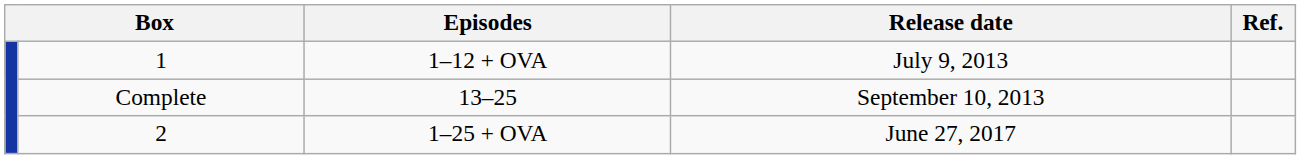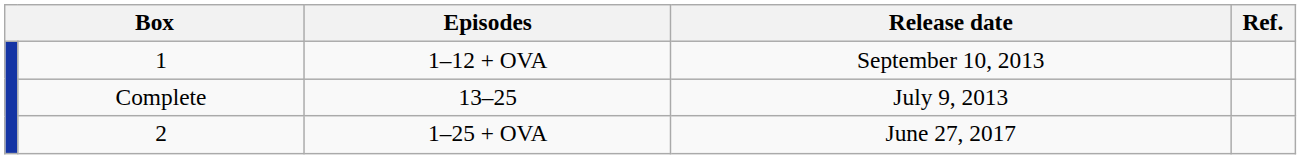(951, 60) July 9, 2013 -> (951, 60) September 10, 2013
(951, 97) September 10, 2013 -> (951, 97) July 9, 2013
